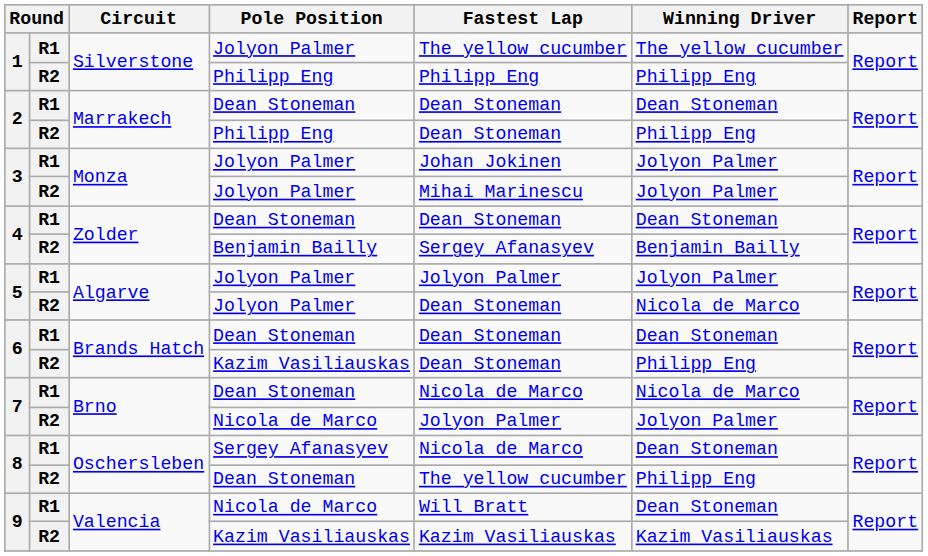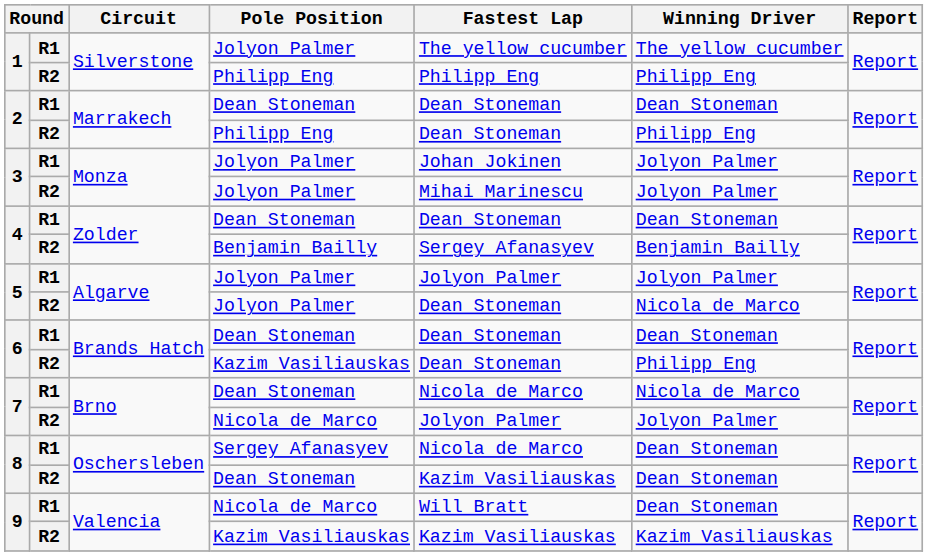(523, 479) The yellow cucumber -> (517, 479) Kazim Vasiliauskas
(696, 479) Philipp Eng -> (707, 479) Dean Stoneman
